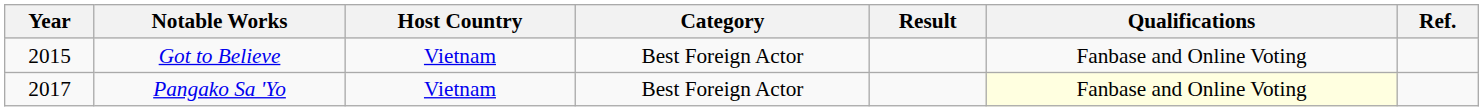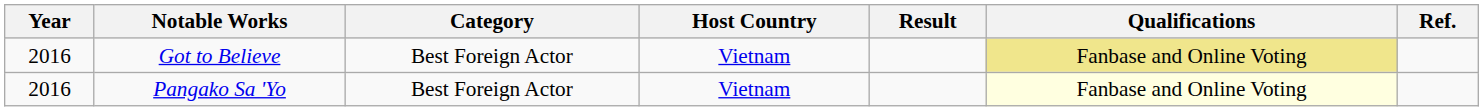columns swapped: (722, 21) <-> (460, 21)
(50, 55) 2015 -> (50, 55) 2016
(1192, 55) no background -> (1192, 55) khaki background
(50, 88) 2017 -> (50, 88) 2016
